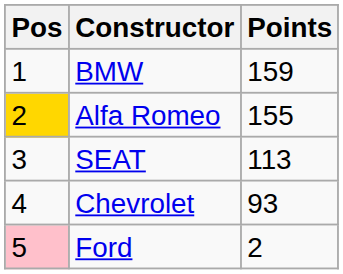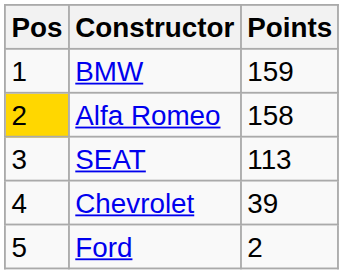(270, 115) 155 -> (270, 115) 158
(263, 203) 93 -> (263, 203) 39
(19, 247) pink background -> (19, 247) no background
